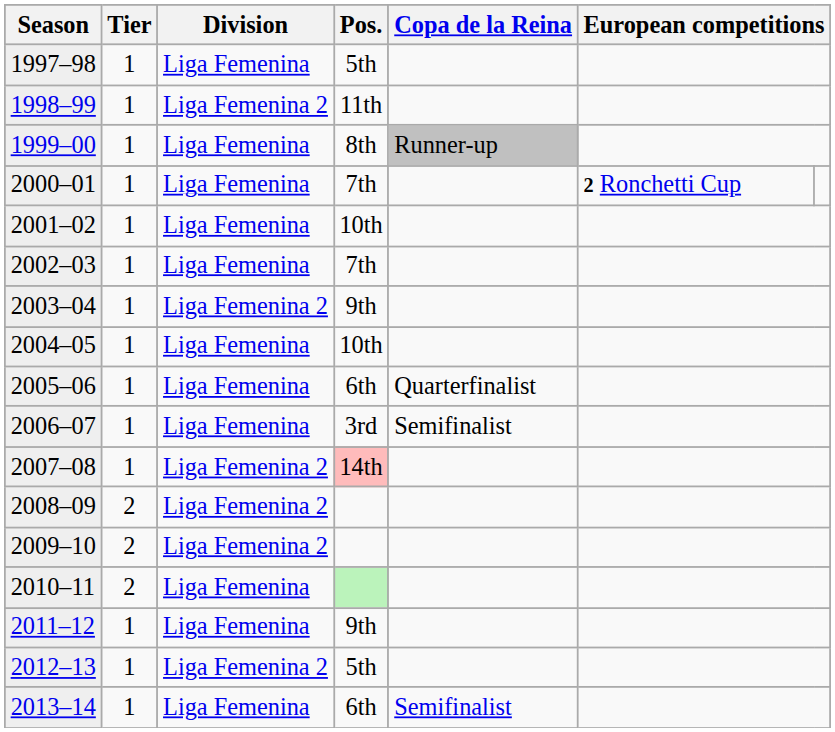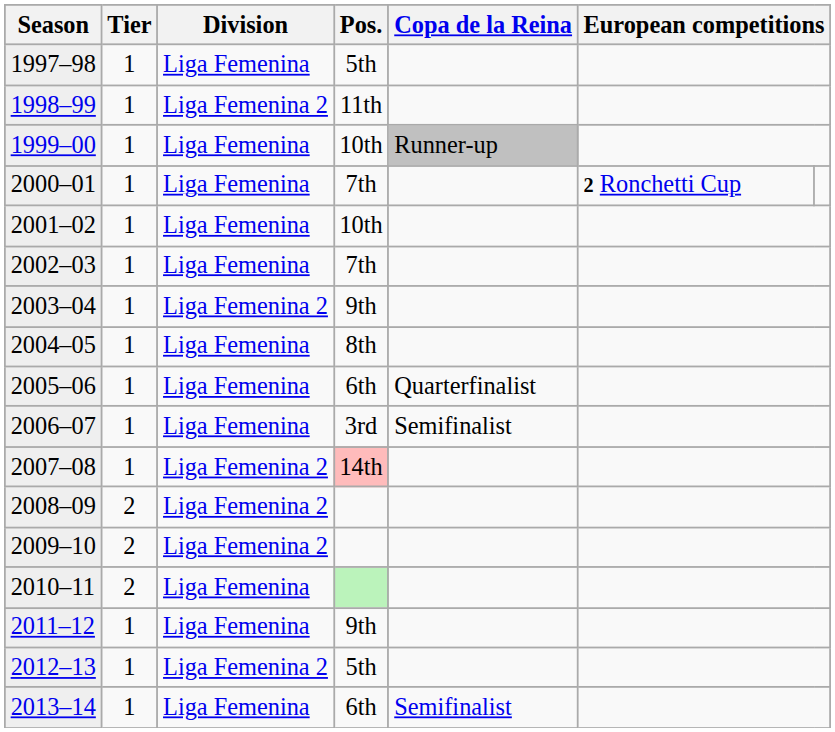(361, 144) 8th -> (361, 144) 10th
(361, 345) 10th -> (361, 345) 8th
